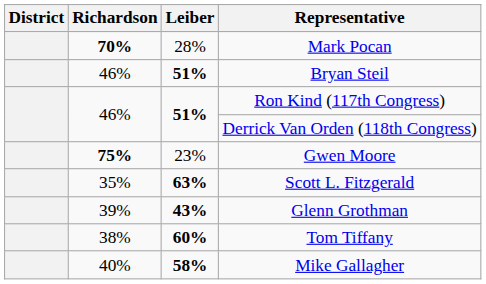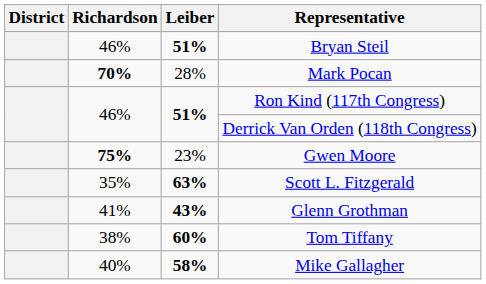rows swapped: (350, 73) <-> (350, 45)
(115, 210) 39% -> (115, 210) 41%
